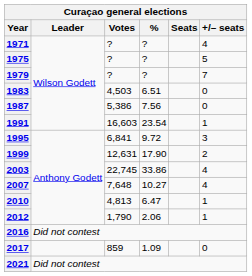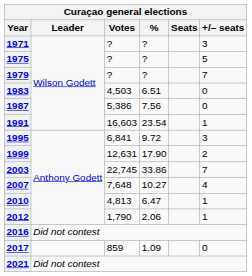(205, 43) 4 -> (205, 43) 3
(205, 169) 4 -> (205, 169) 7
